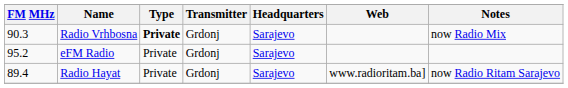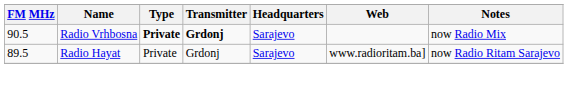(18, 34) 90.3 -> (18, 34) 90.5
(203, 34) normal -> (205, 34) bold
- row: (87, 54)
(18, 73) 89.4 -> (18, 54) 89.5
